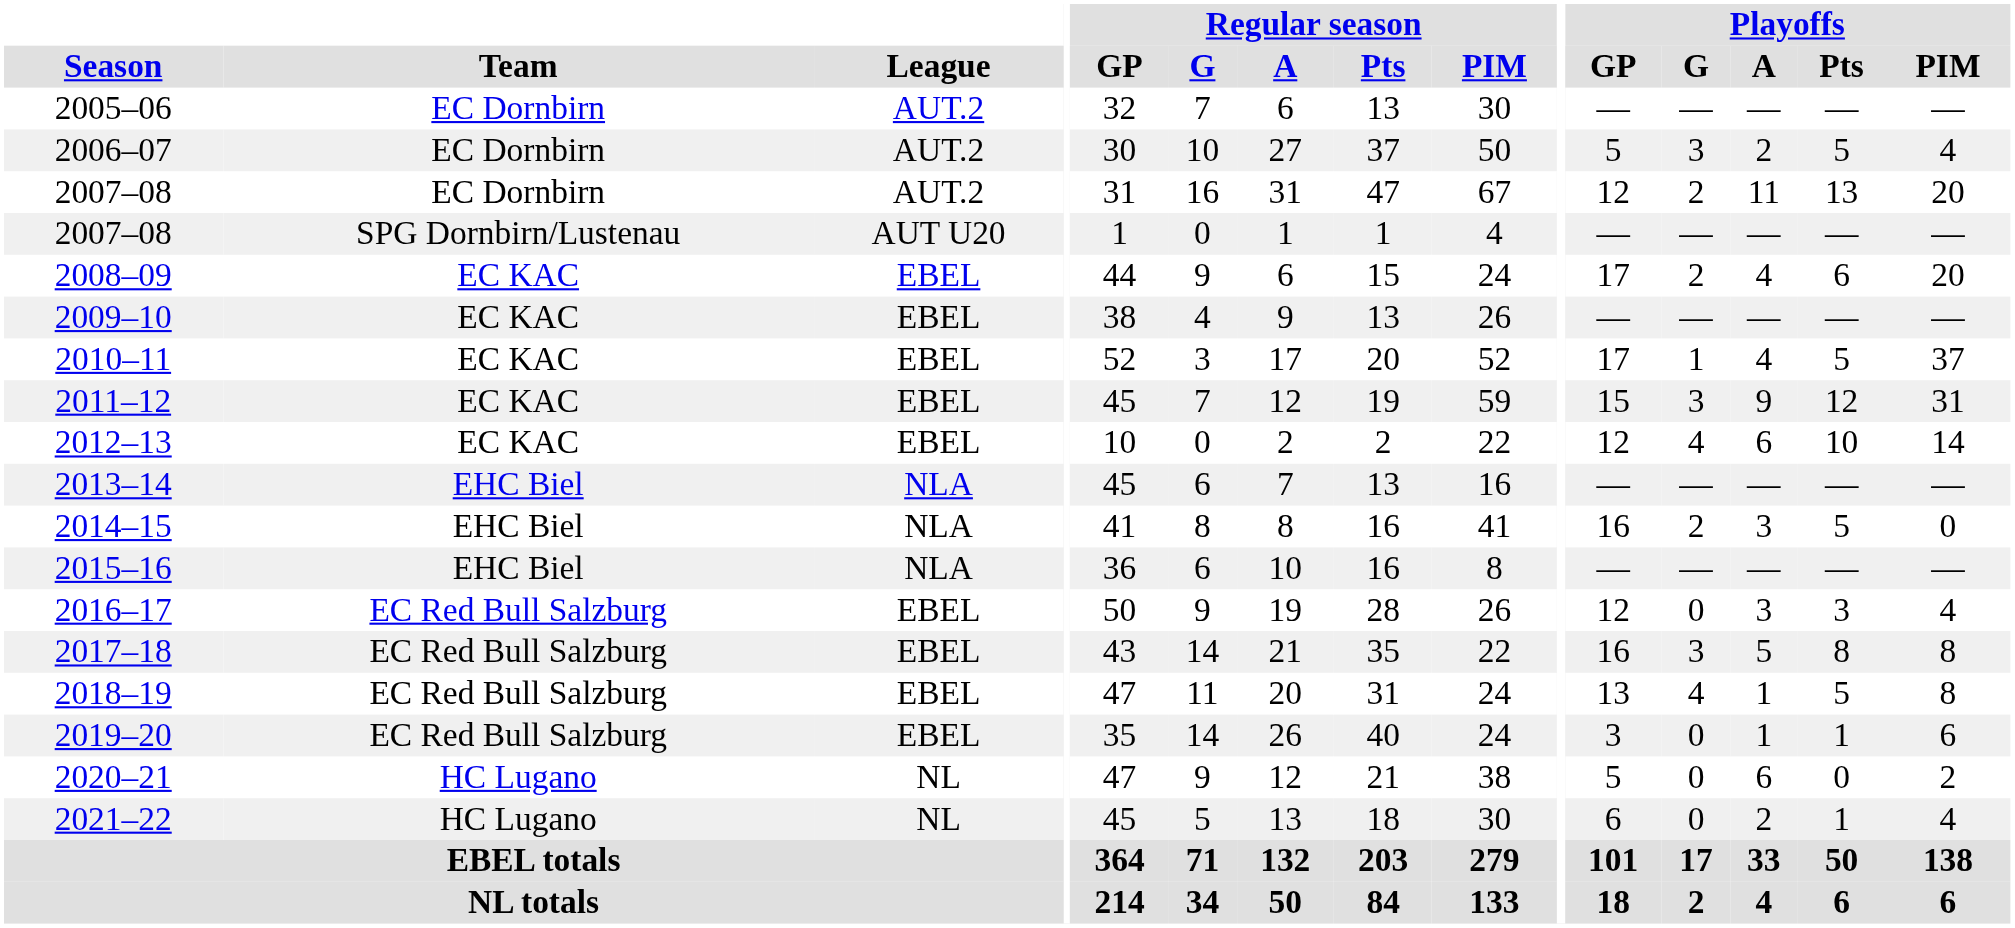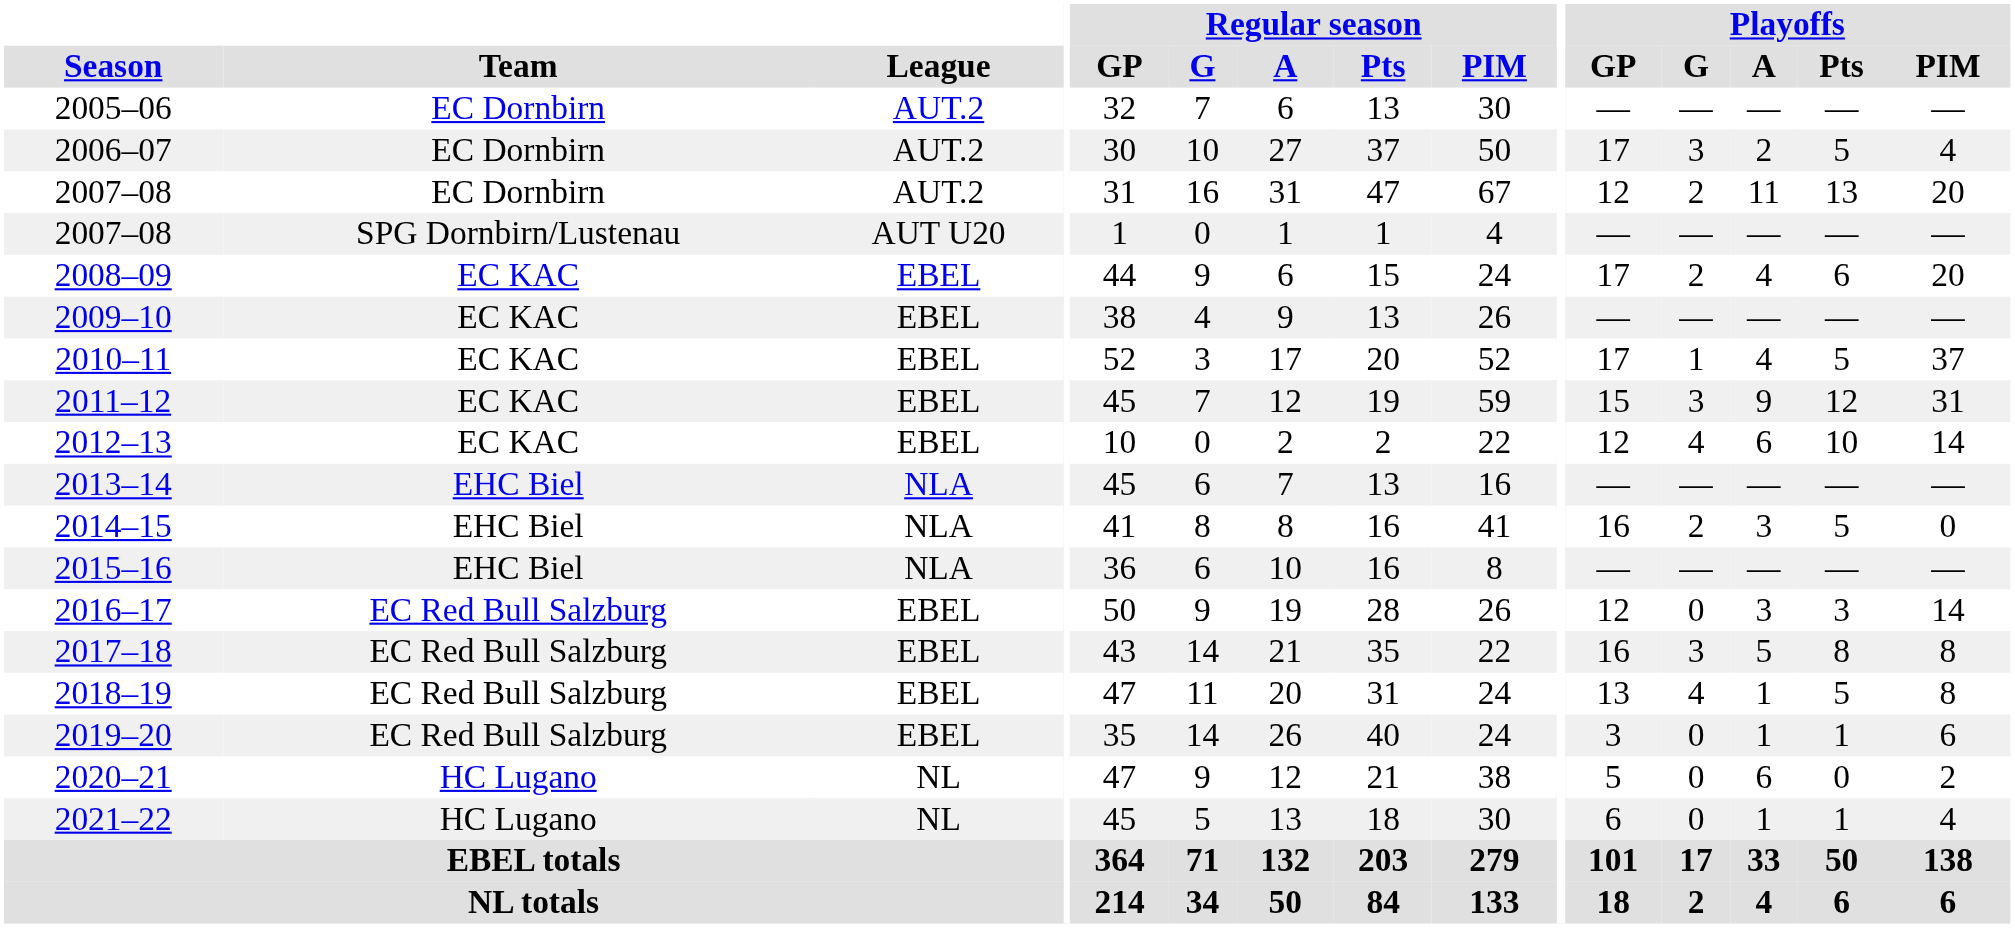(1613, 149) 5 -> (1613, 149) 17
(1948, 609) 4 -> (1948, 609) 14
(1764, 818) 2 -> (1764, 818) 1
